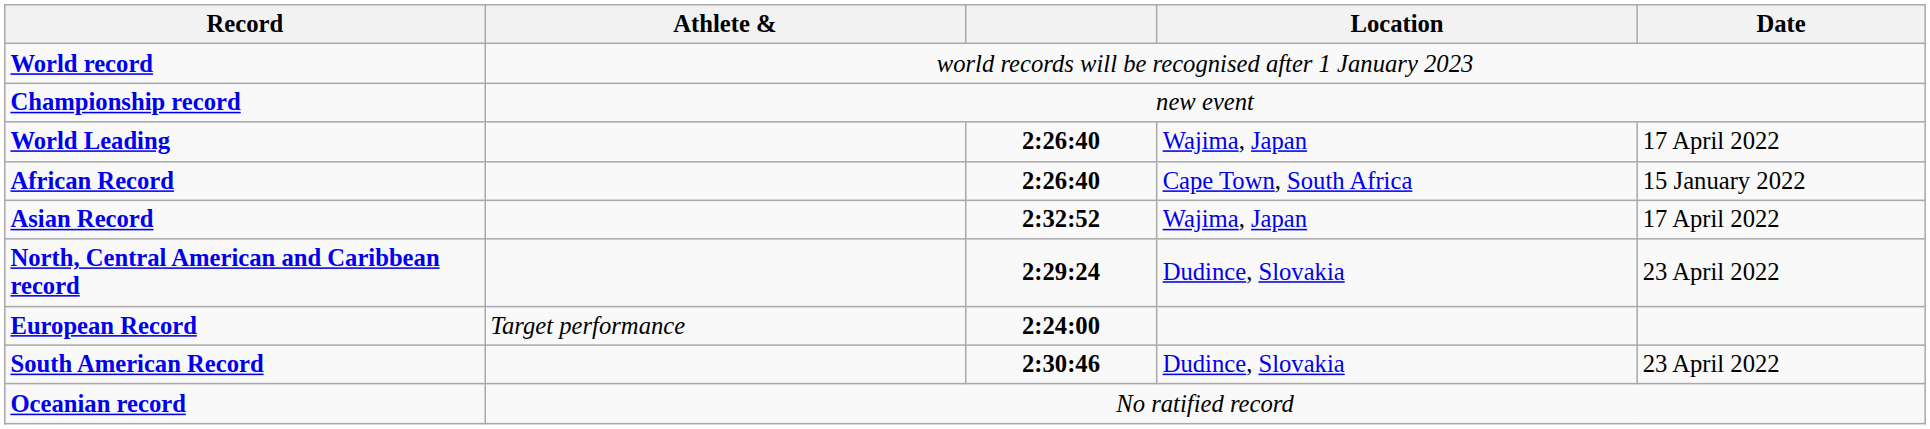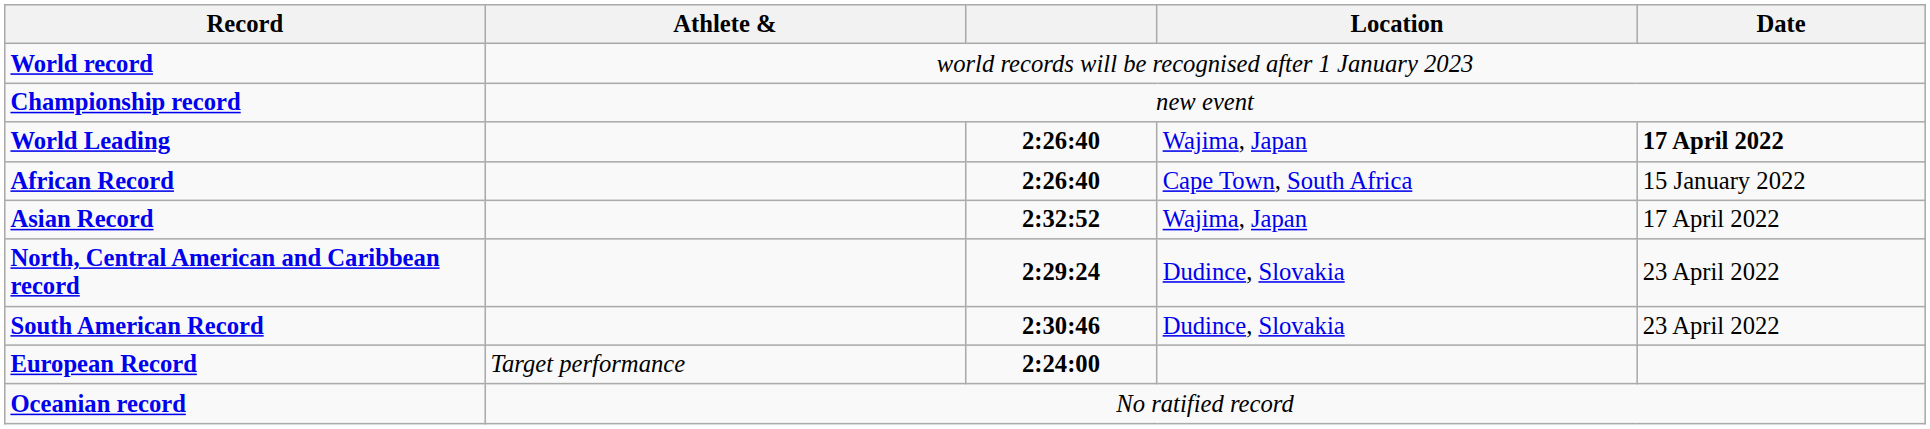(1711, 141) normal -> (1713, 141) bold
rows swapped: (137, 364) <-> (104, 325)
